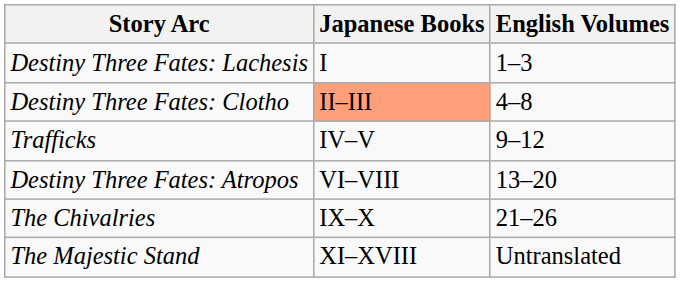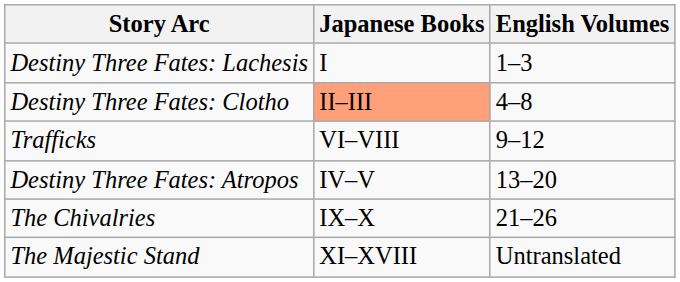(347, 140) IV–V -> (359, 140) VI–VIII
(359, 179) VI–VIII -> (347, 179) IV–V
